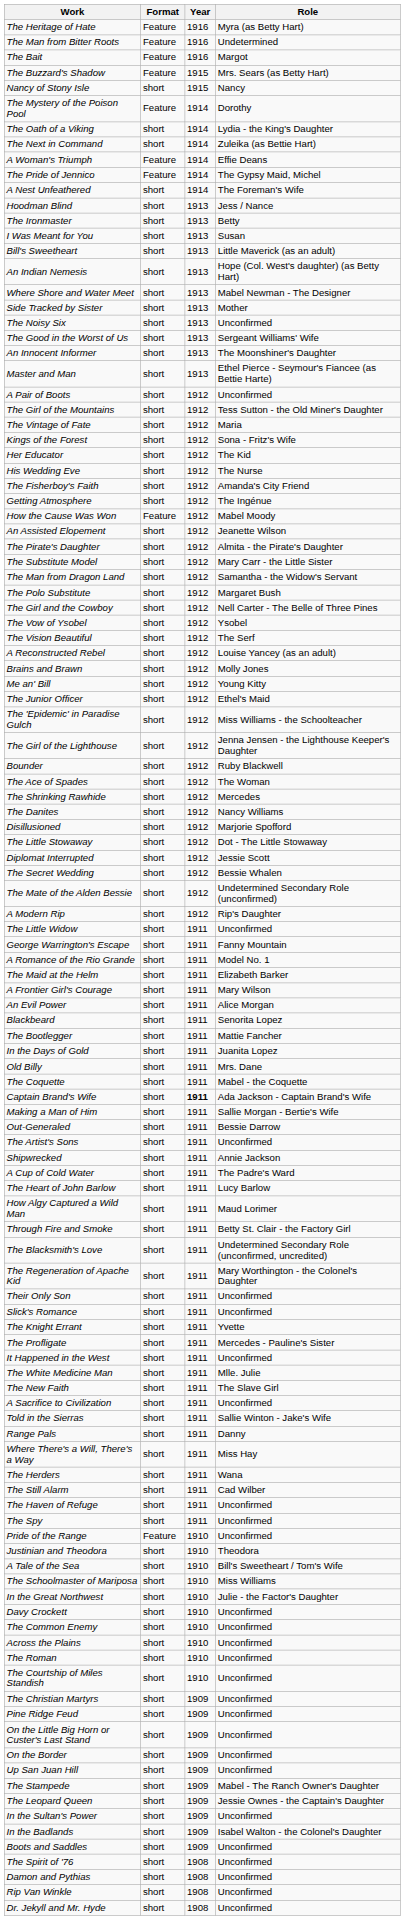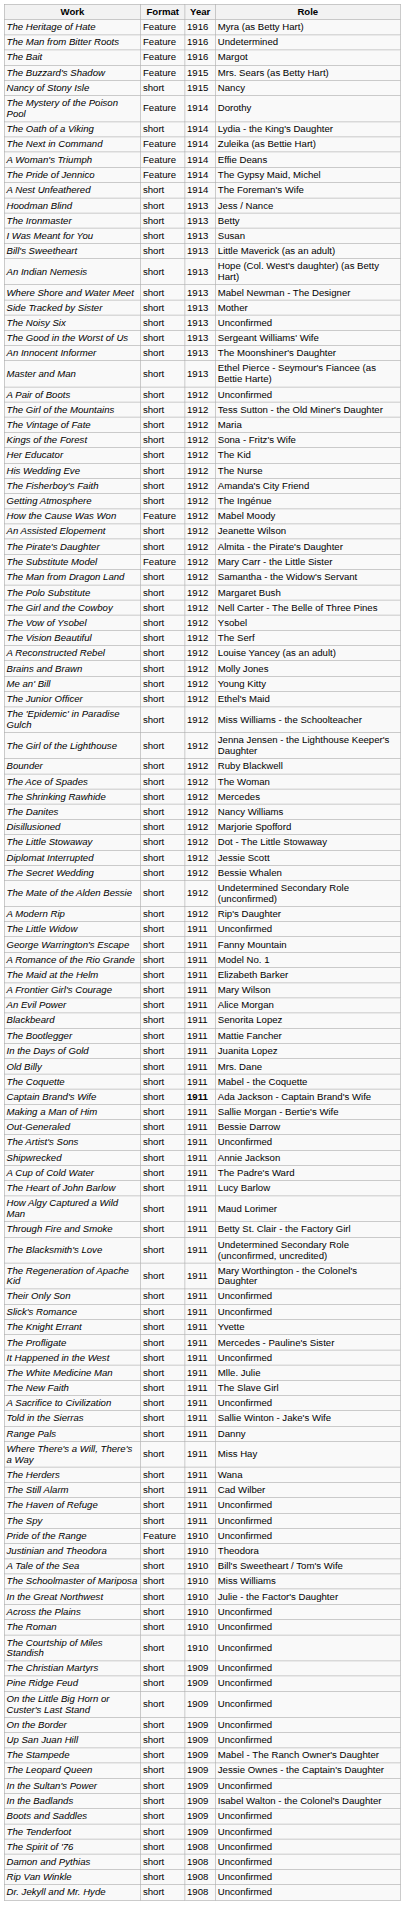(154, 144) short -> (159, 144) Feature
(154, 562) short -> (159, 562) Feature
- row: (37, 1612)
- row: (52, 1627)
+ row: (39, 1831)
